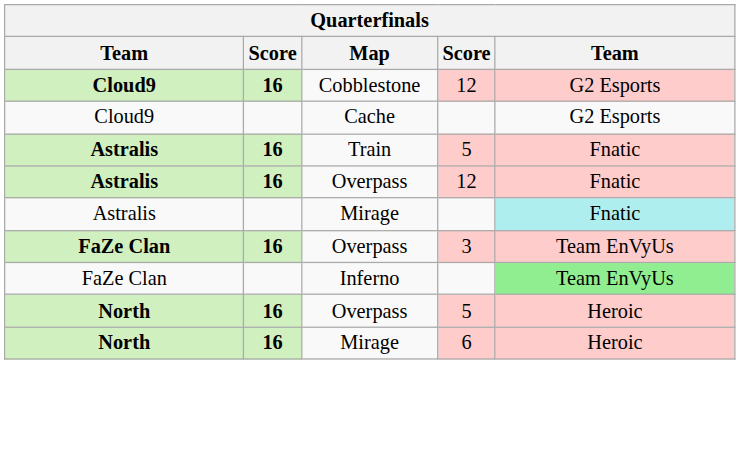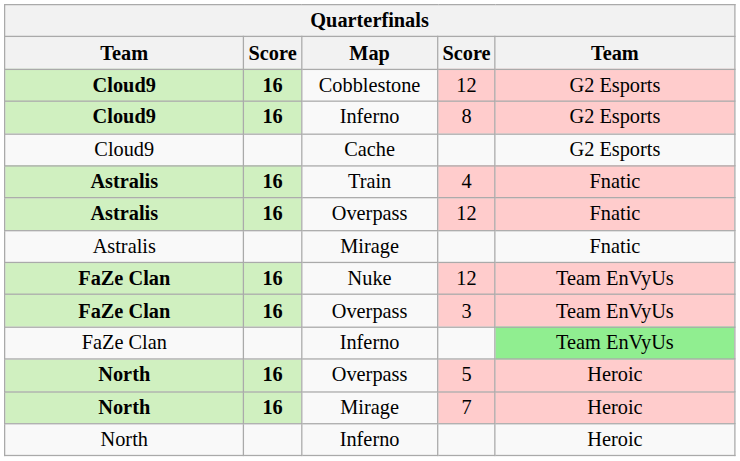+ row: (124, 117)
(467, 149) 5 -> (467, 181) 4
(615, 213) paleturquoise background -> (615, 246) no background
+ row: (124, 278)
(467, 342) 6 -> (467, 407) 7
+ row: (124, 439)
